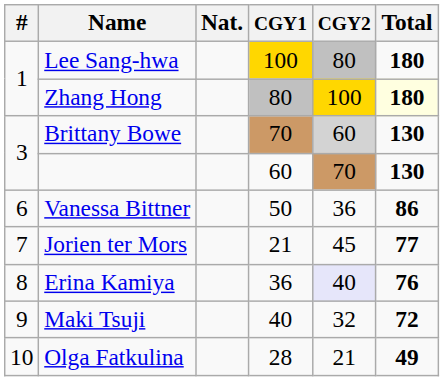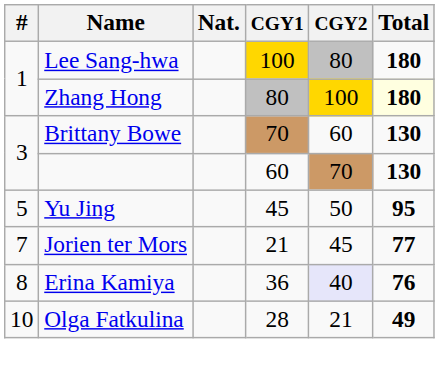(344, 134) lightgrey background -> (341, 134) no background
+ row: (80, 208)
- row: (117, 208)
- row: (95, 319)
